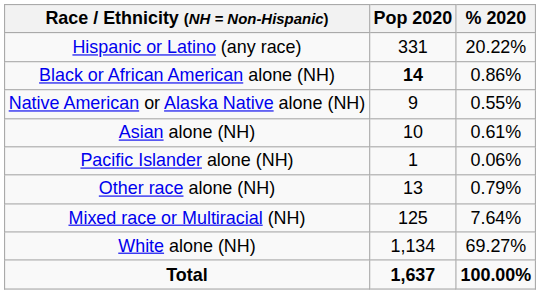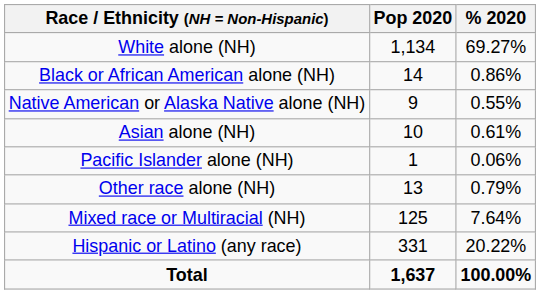rows swapped: (187, 246) <-> (187, 47)
(413, 75) bold -> (413, 75) normal
